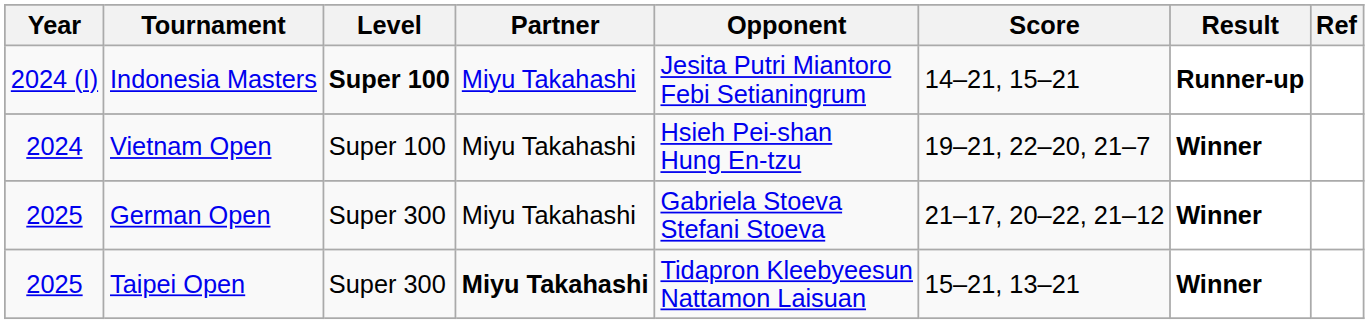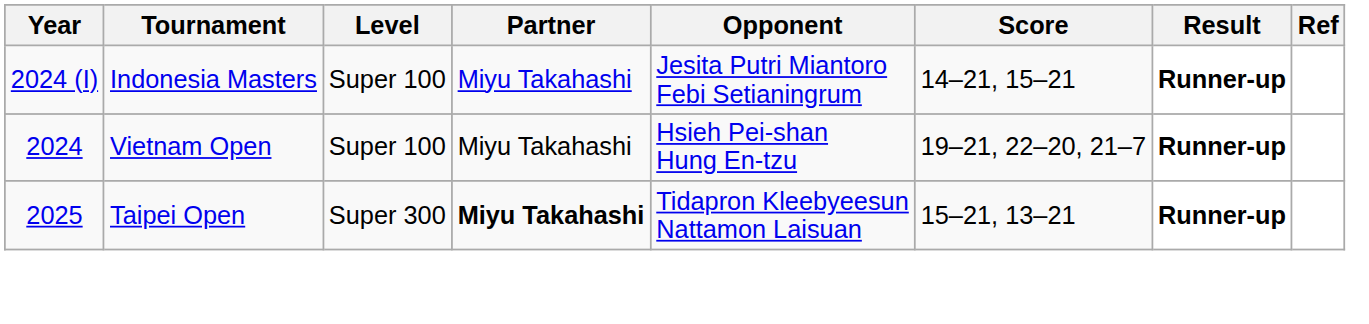(389, 79) bold -> (387, 79) normal
(1219, 148) Winner -> (1222, 148) Runner-up
- row: (190, 216)
(1219, 284) Winner -> (1222, 216) Runner-up
